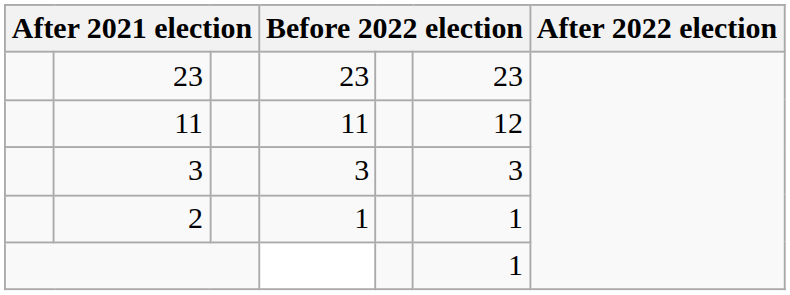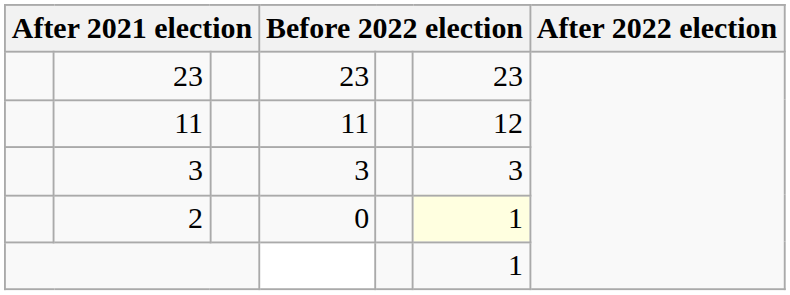(362, 218) 1 -> (362, 218) 0
(516, 218) no background -> (516, 218) lightyellow background
